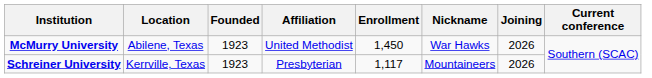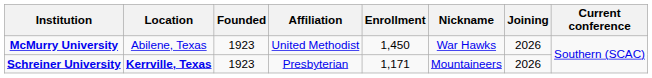(166, 63) normal -> (169, 63) bold
(389, 63) 1,117 -> (395, 63) 1,171
